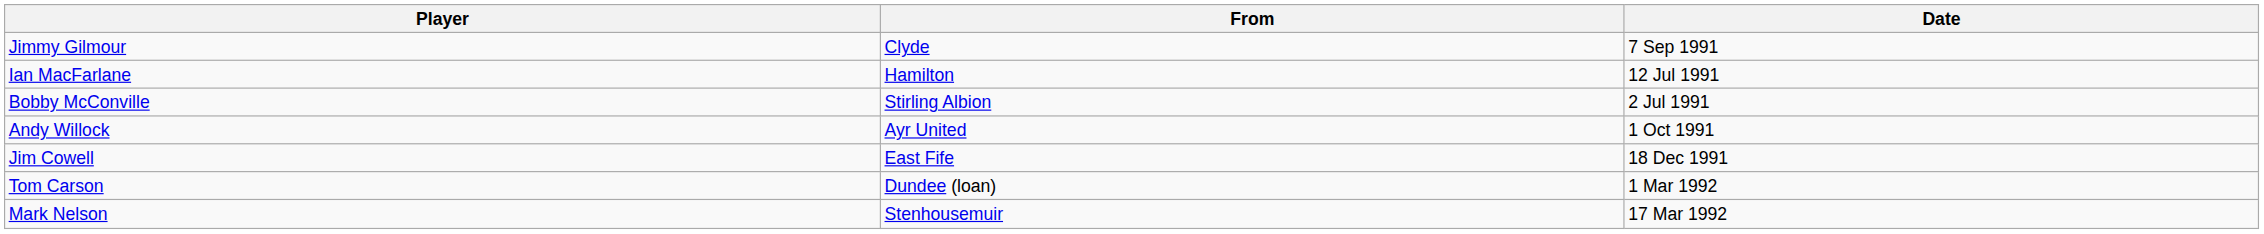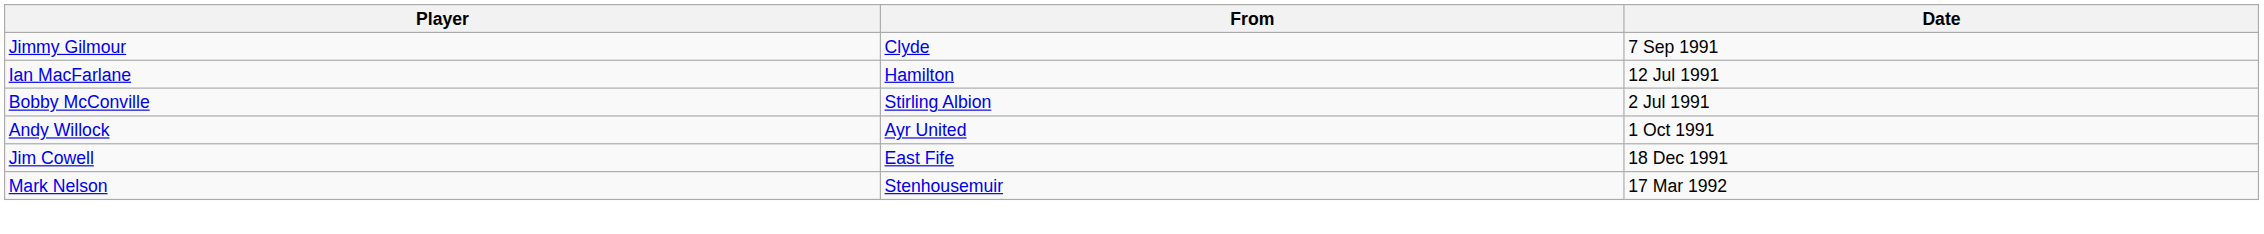- row: (56, 186)
